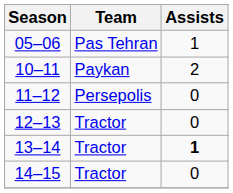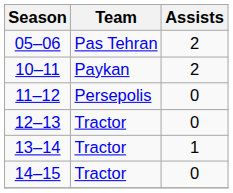(195, 43) 1 -> (195, 43) 2
(195, 148) bold -> (195, 148) normal
